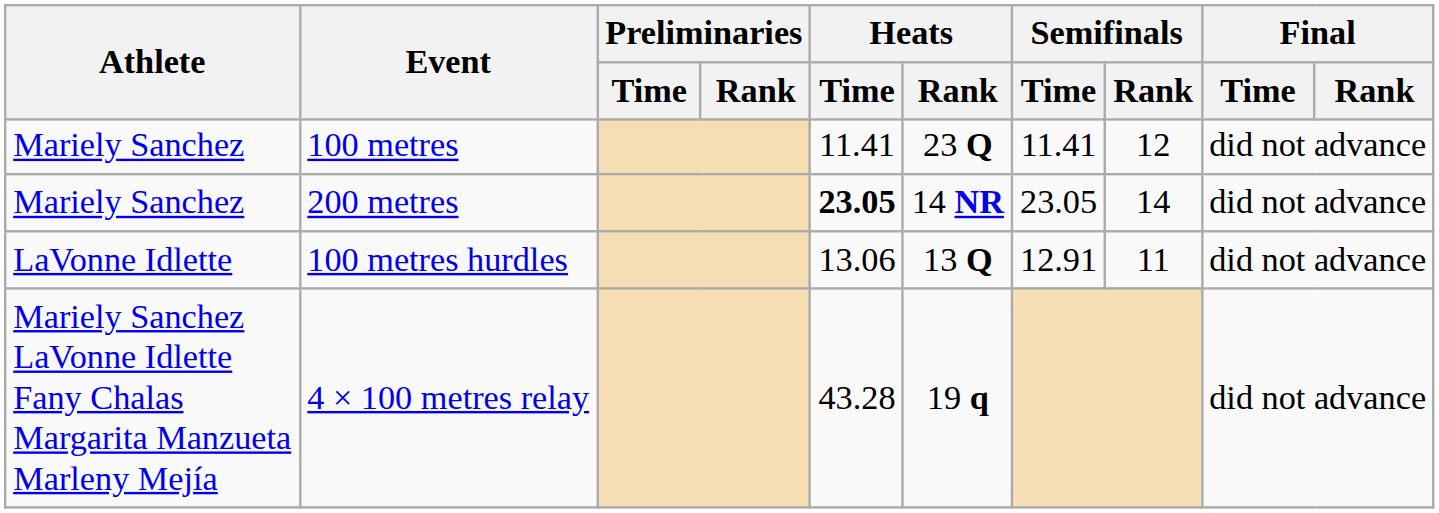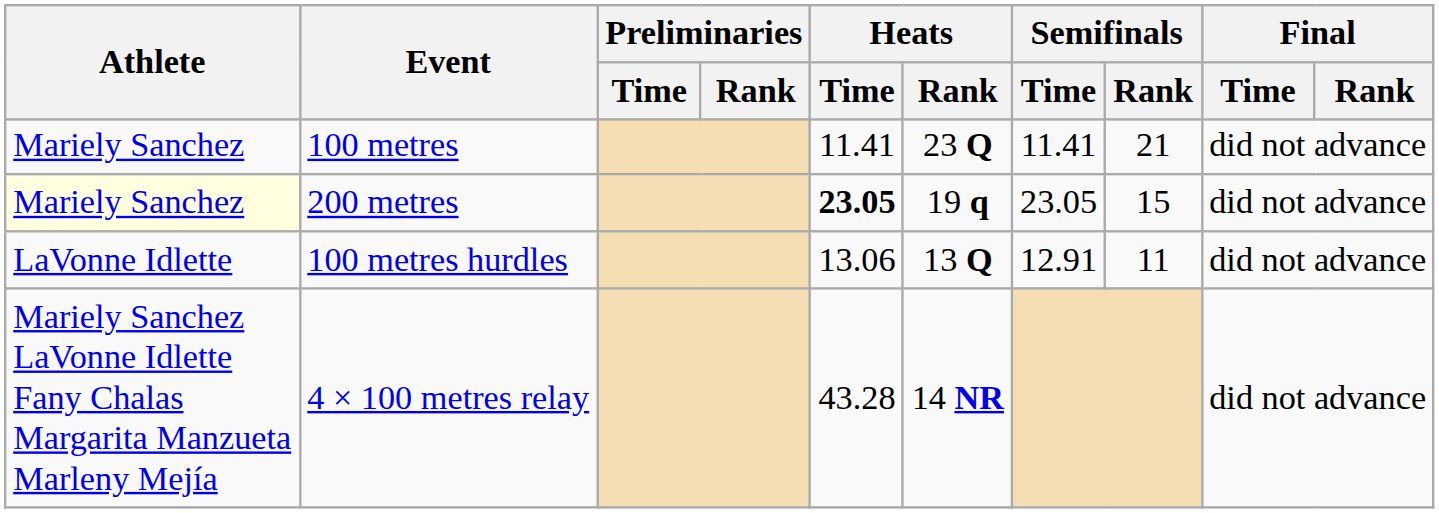(1153, 146) 12 -> (1153, 146) 21
(129, 202) no background -> (129, 202) lightyellow background
(958, 202) 14 NR -> (958, 202) 19 q
(1153, 202) 14 -> (1153, 202) 15
(958, 396) 19 q -> (958, 396) 14 NR
